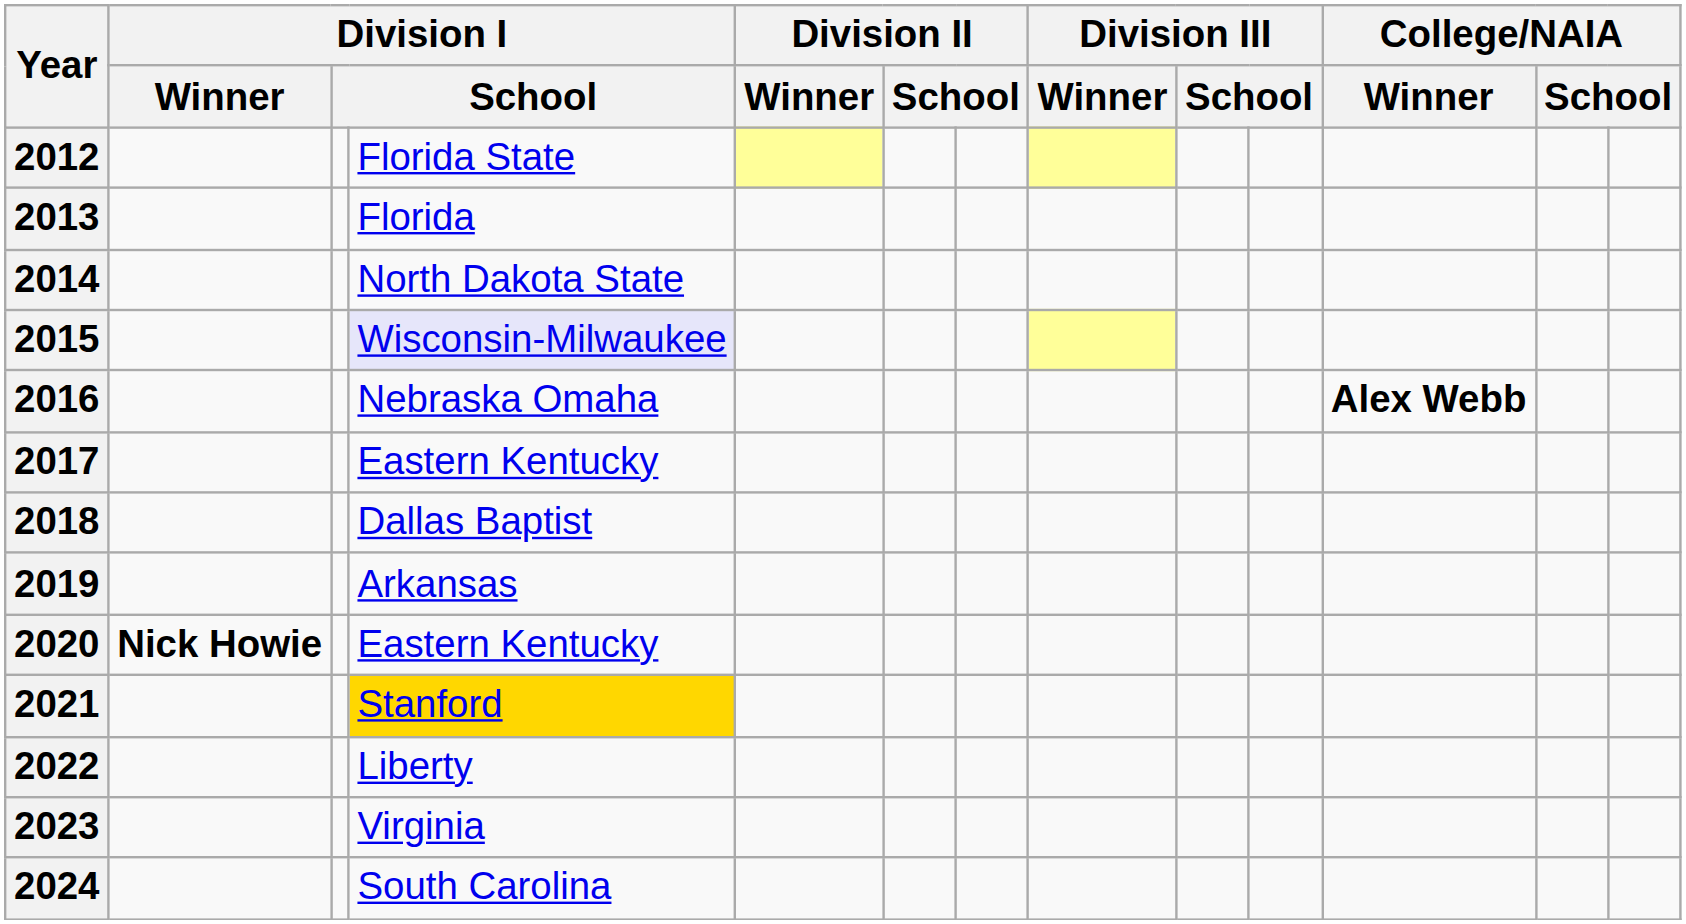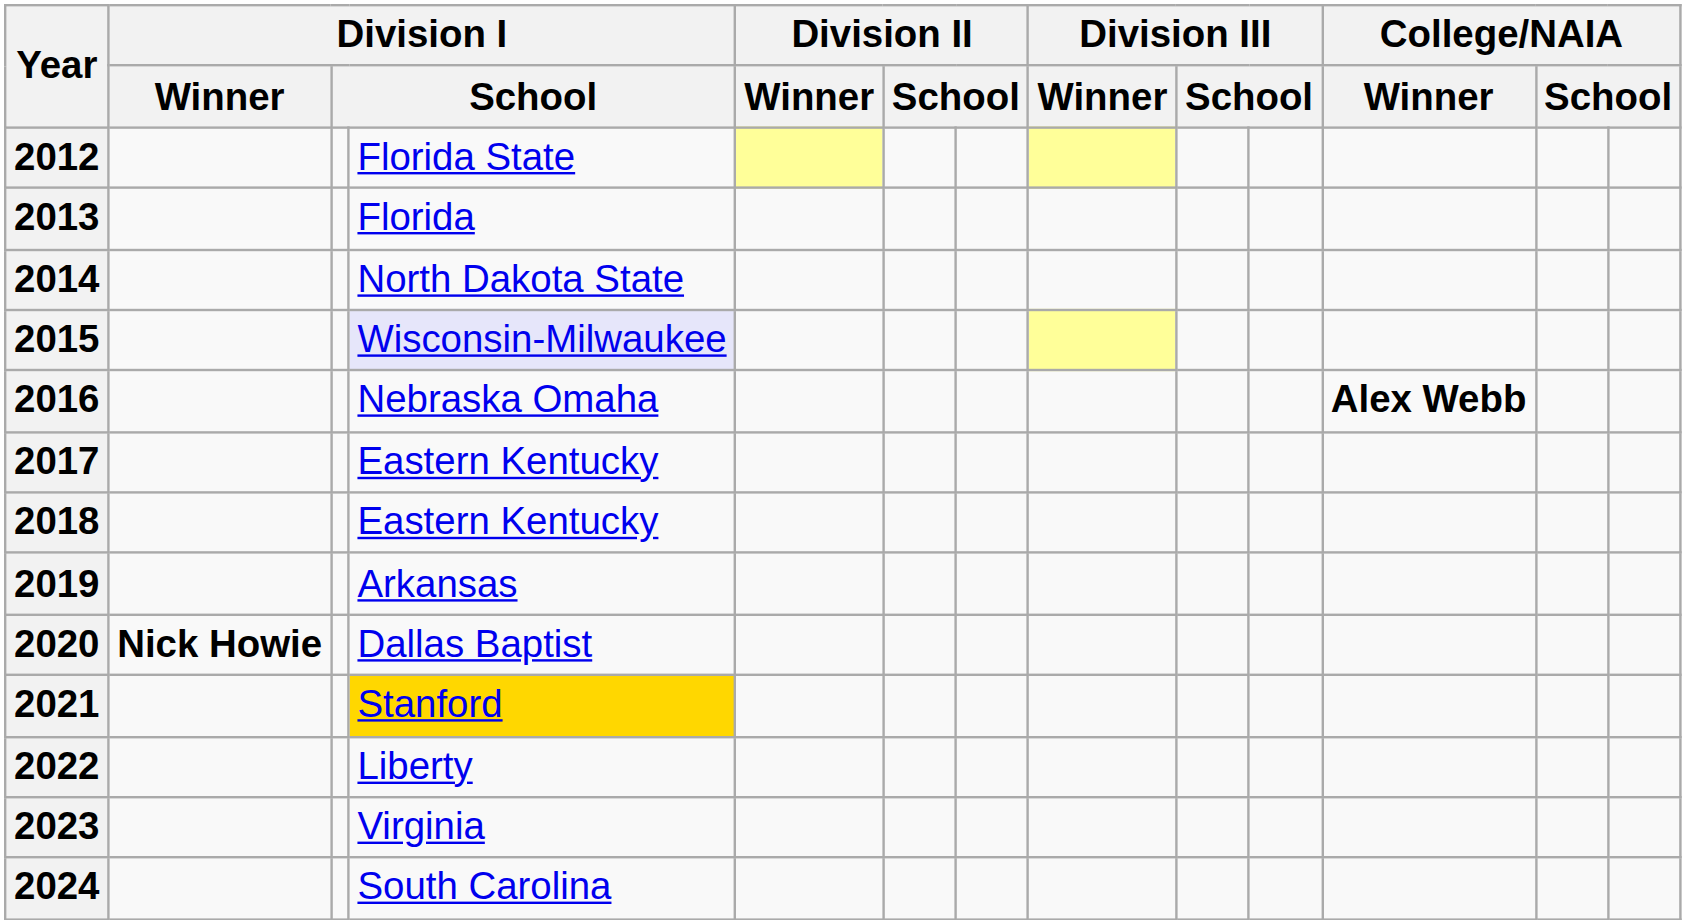(475, 522) Dallas Baptist -> (508, 522) Eastern Kentucky
(508, 643) Eastern Kentucky -> (475, 643) Dallas Baptist
